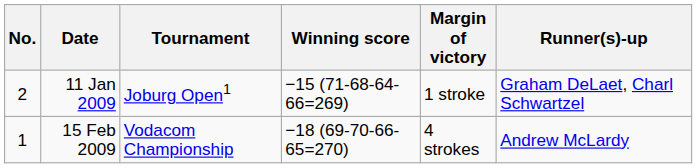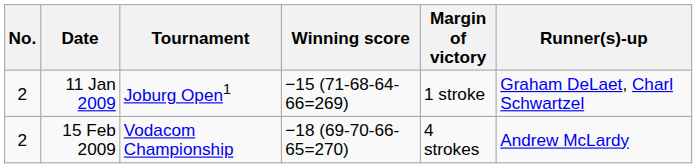(22, 140) 1 -> (22, 140) 2
